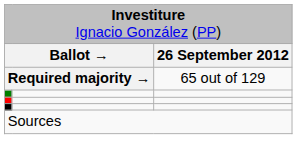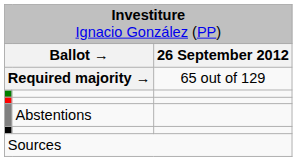+ row: (8, 115)
